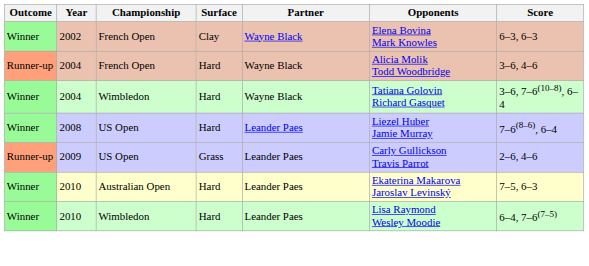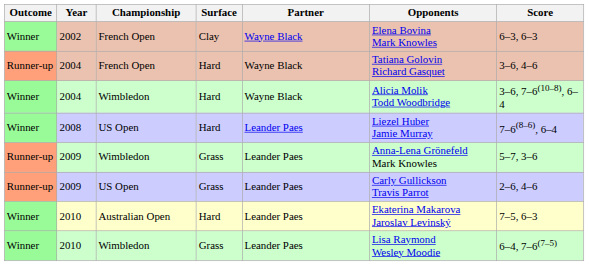(411, 65) Alicia Molik Todd Woodbridge -> (408, 65) Tatiana Golovin Richard Gasquet
(408, 96) Tatiana Golovin Richard Gasquet -> (411, 96) Alicia Molik Todd Woodbridge
+ row: (70, 157)
(210, 216) Hard -> (211, 245) Grass
